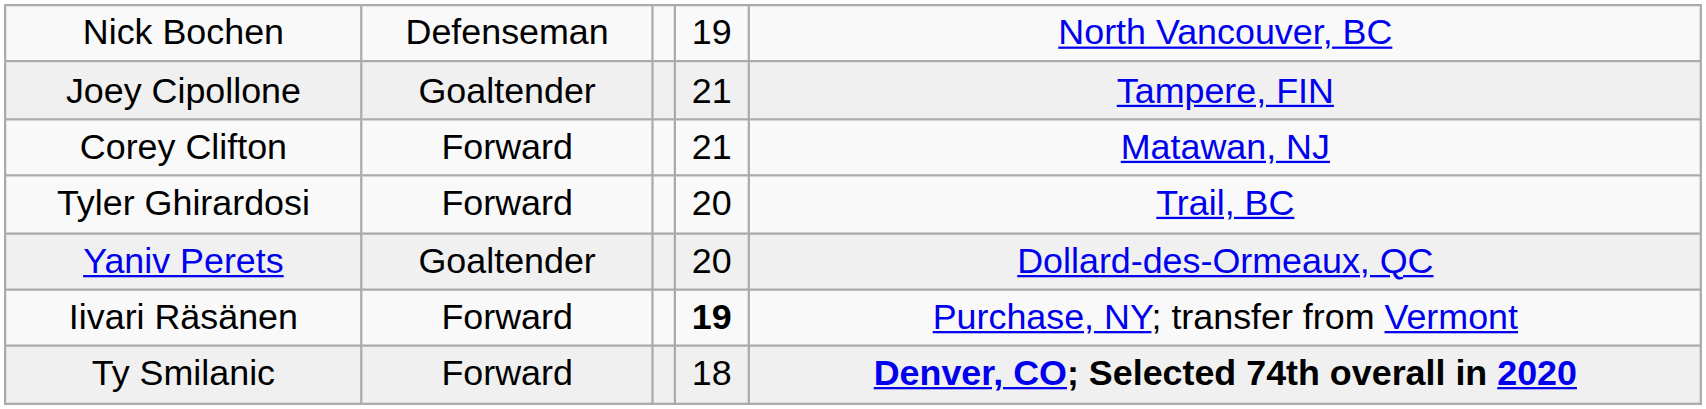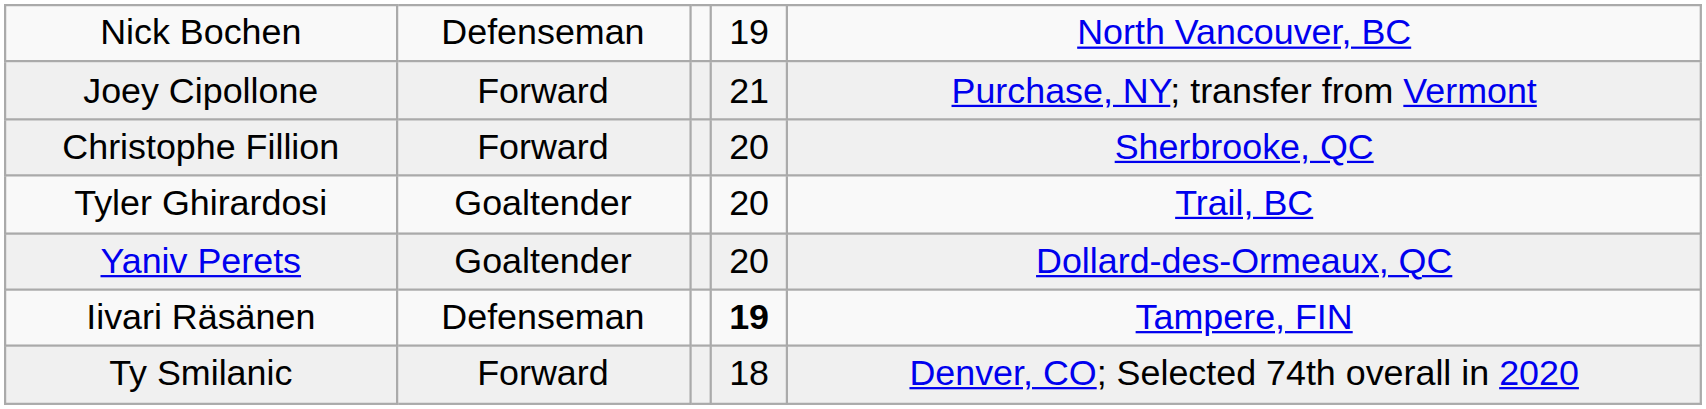(507, 89) Goaltender -> (543, 89) Forward
(1225, 89) Tampere, FIN -> (1244, 89) Purchase, NY; transfer from Vermont
- row: (183, 146)
+ row: (201, 146)
(507, 203) Forward -> (543, 203) Goaltender
(507, 317) Forward -> (543, 317) Defenseman
(1225, 317) Purchase, NY; transfer from Vermont -> (1244, 317) Tampere, FIN
(1225, 373) bold -> (1244, 373) normal
